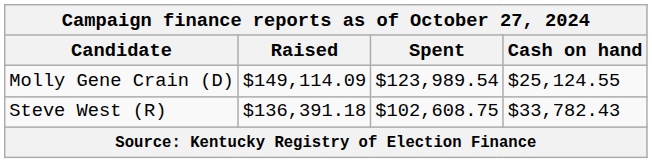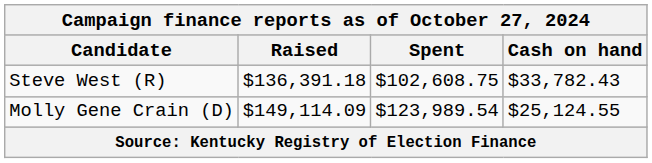rows swapped: (122, 81) <-> (88, 112)
